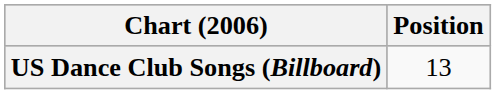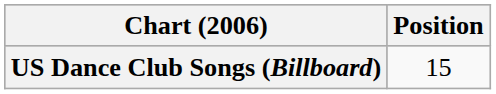(439, 66) 13 -> (439, 66) 15
